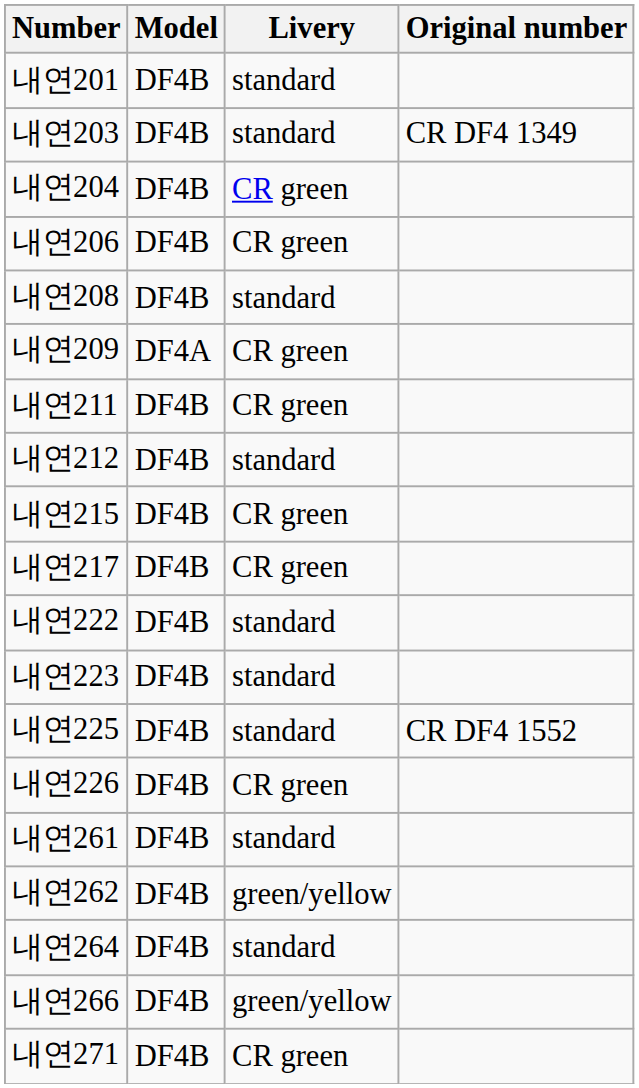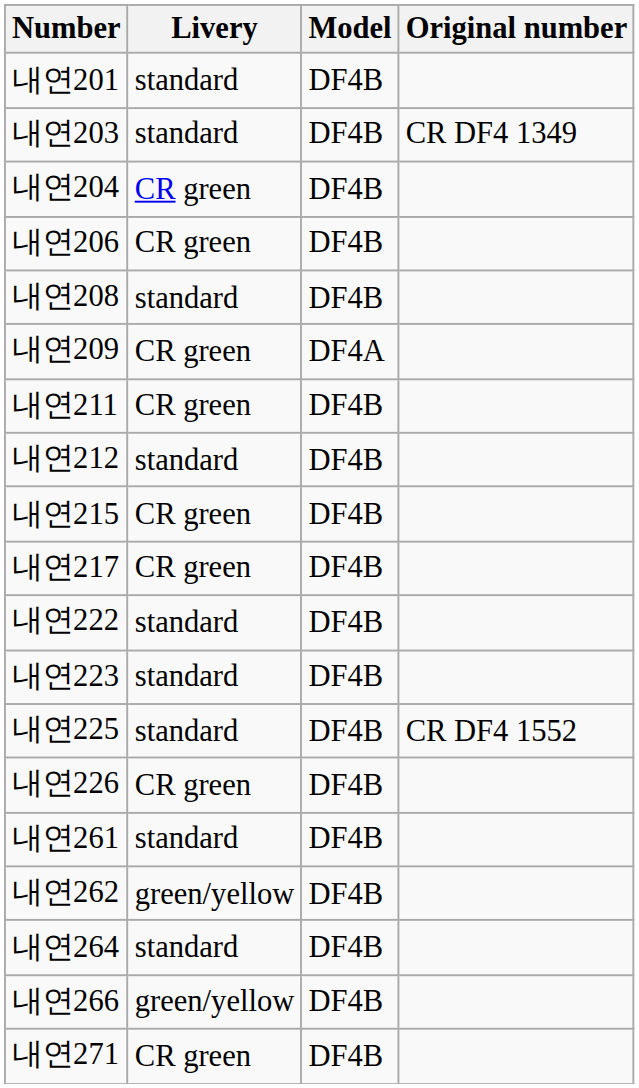columns swapped: (176, 28) <-> (312, 28)
